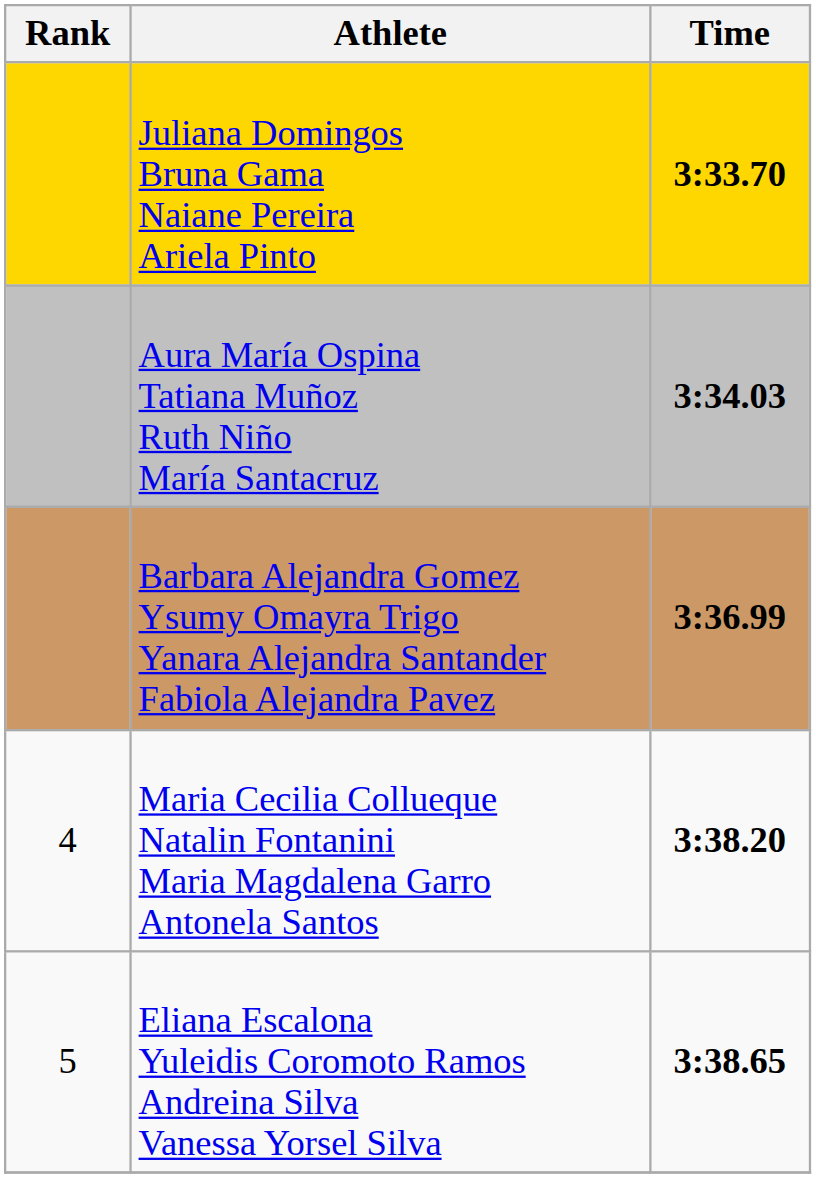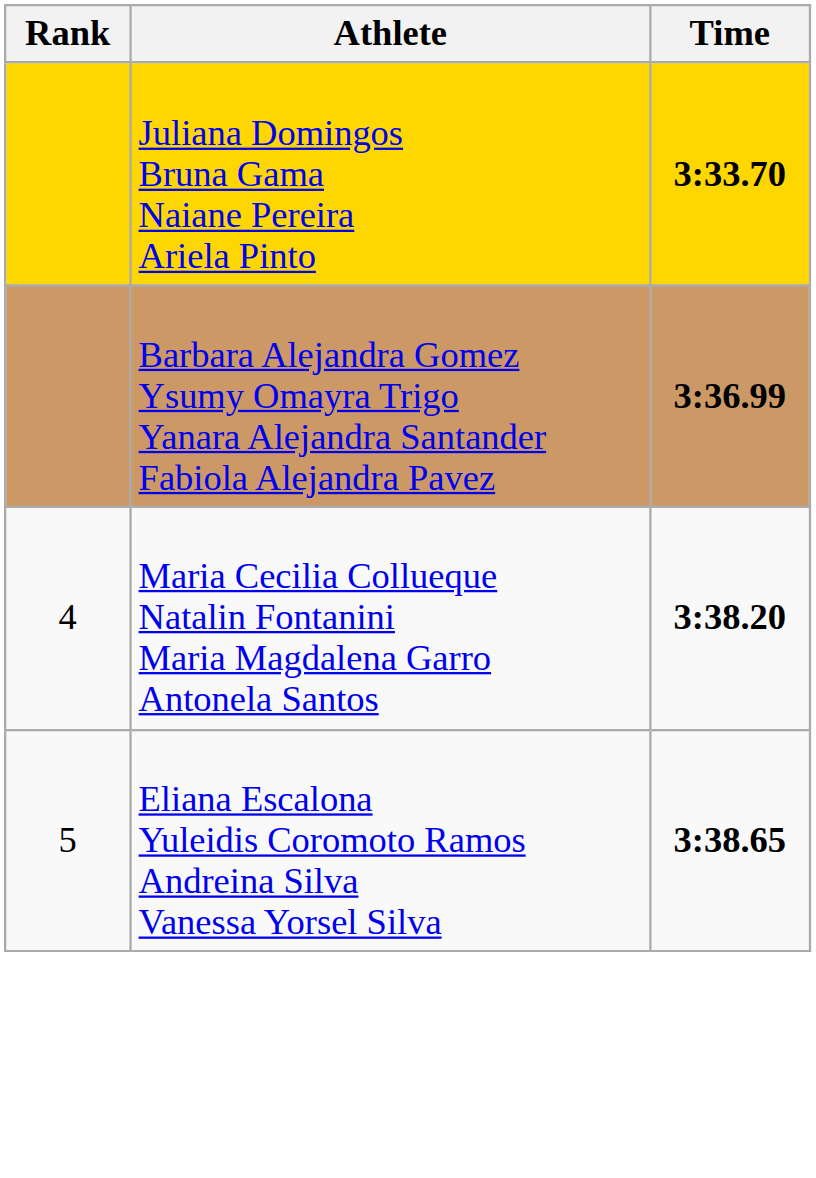- row: (279, 415)
